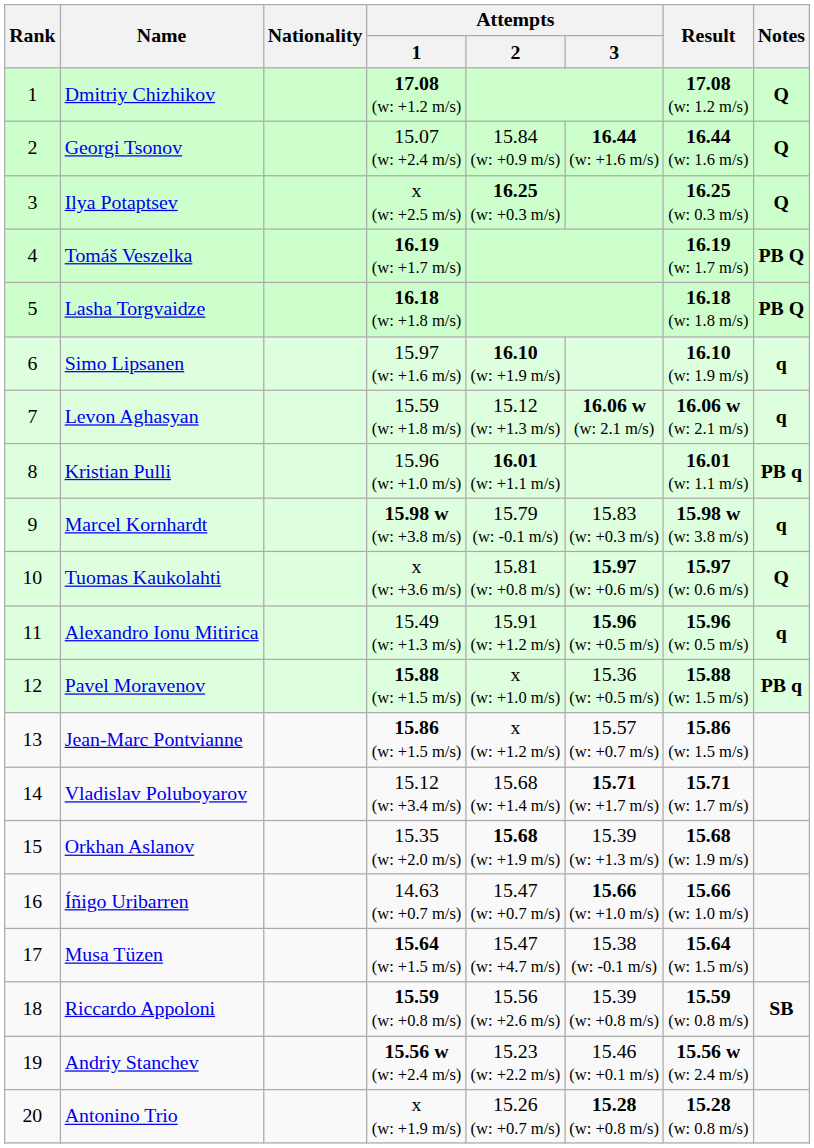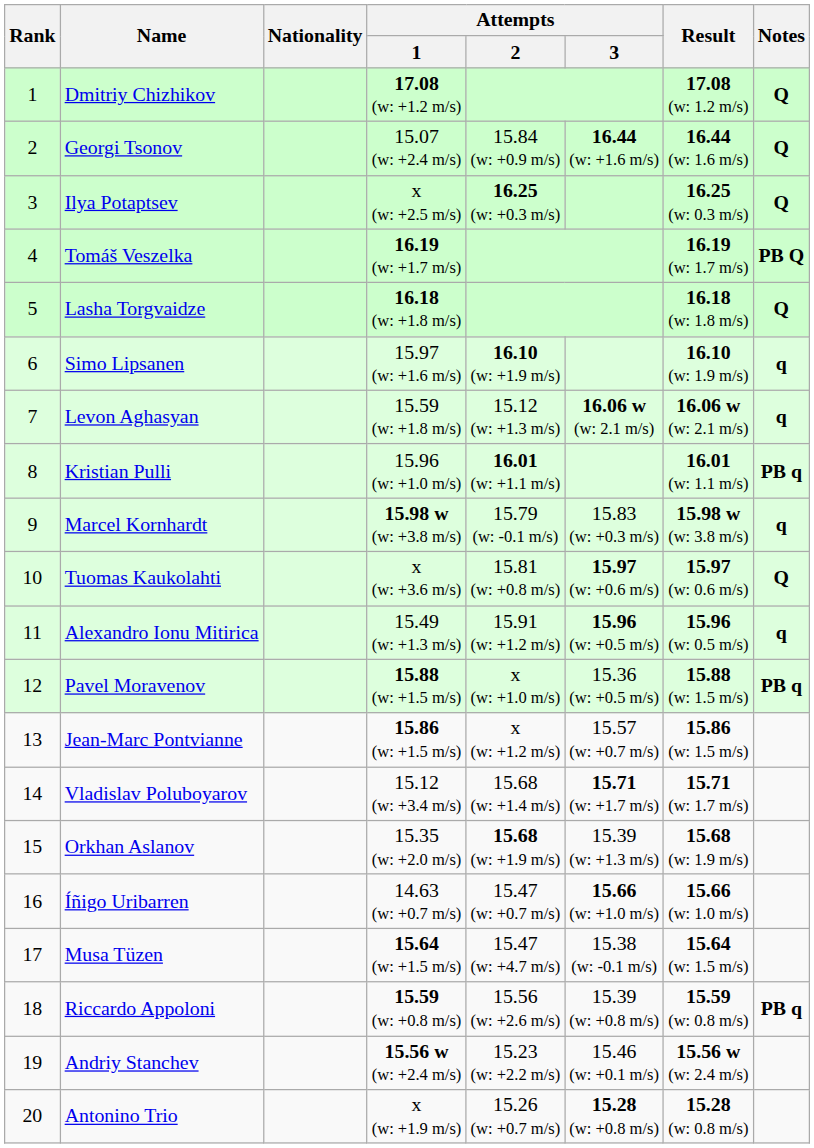(781, 309) PB Q -> (781, 309) Q
(781, 1008) SB -> (781, 1008) PB q
